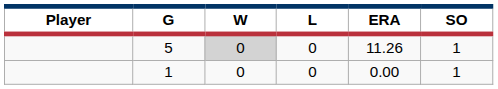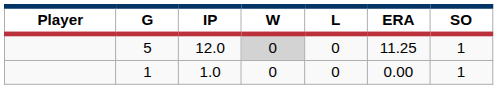+ column: (210, 20)
(384, 48) 11.26 -> (398, 48) 11.25
